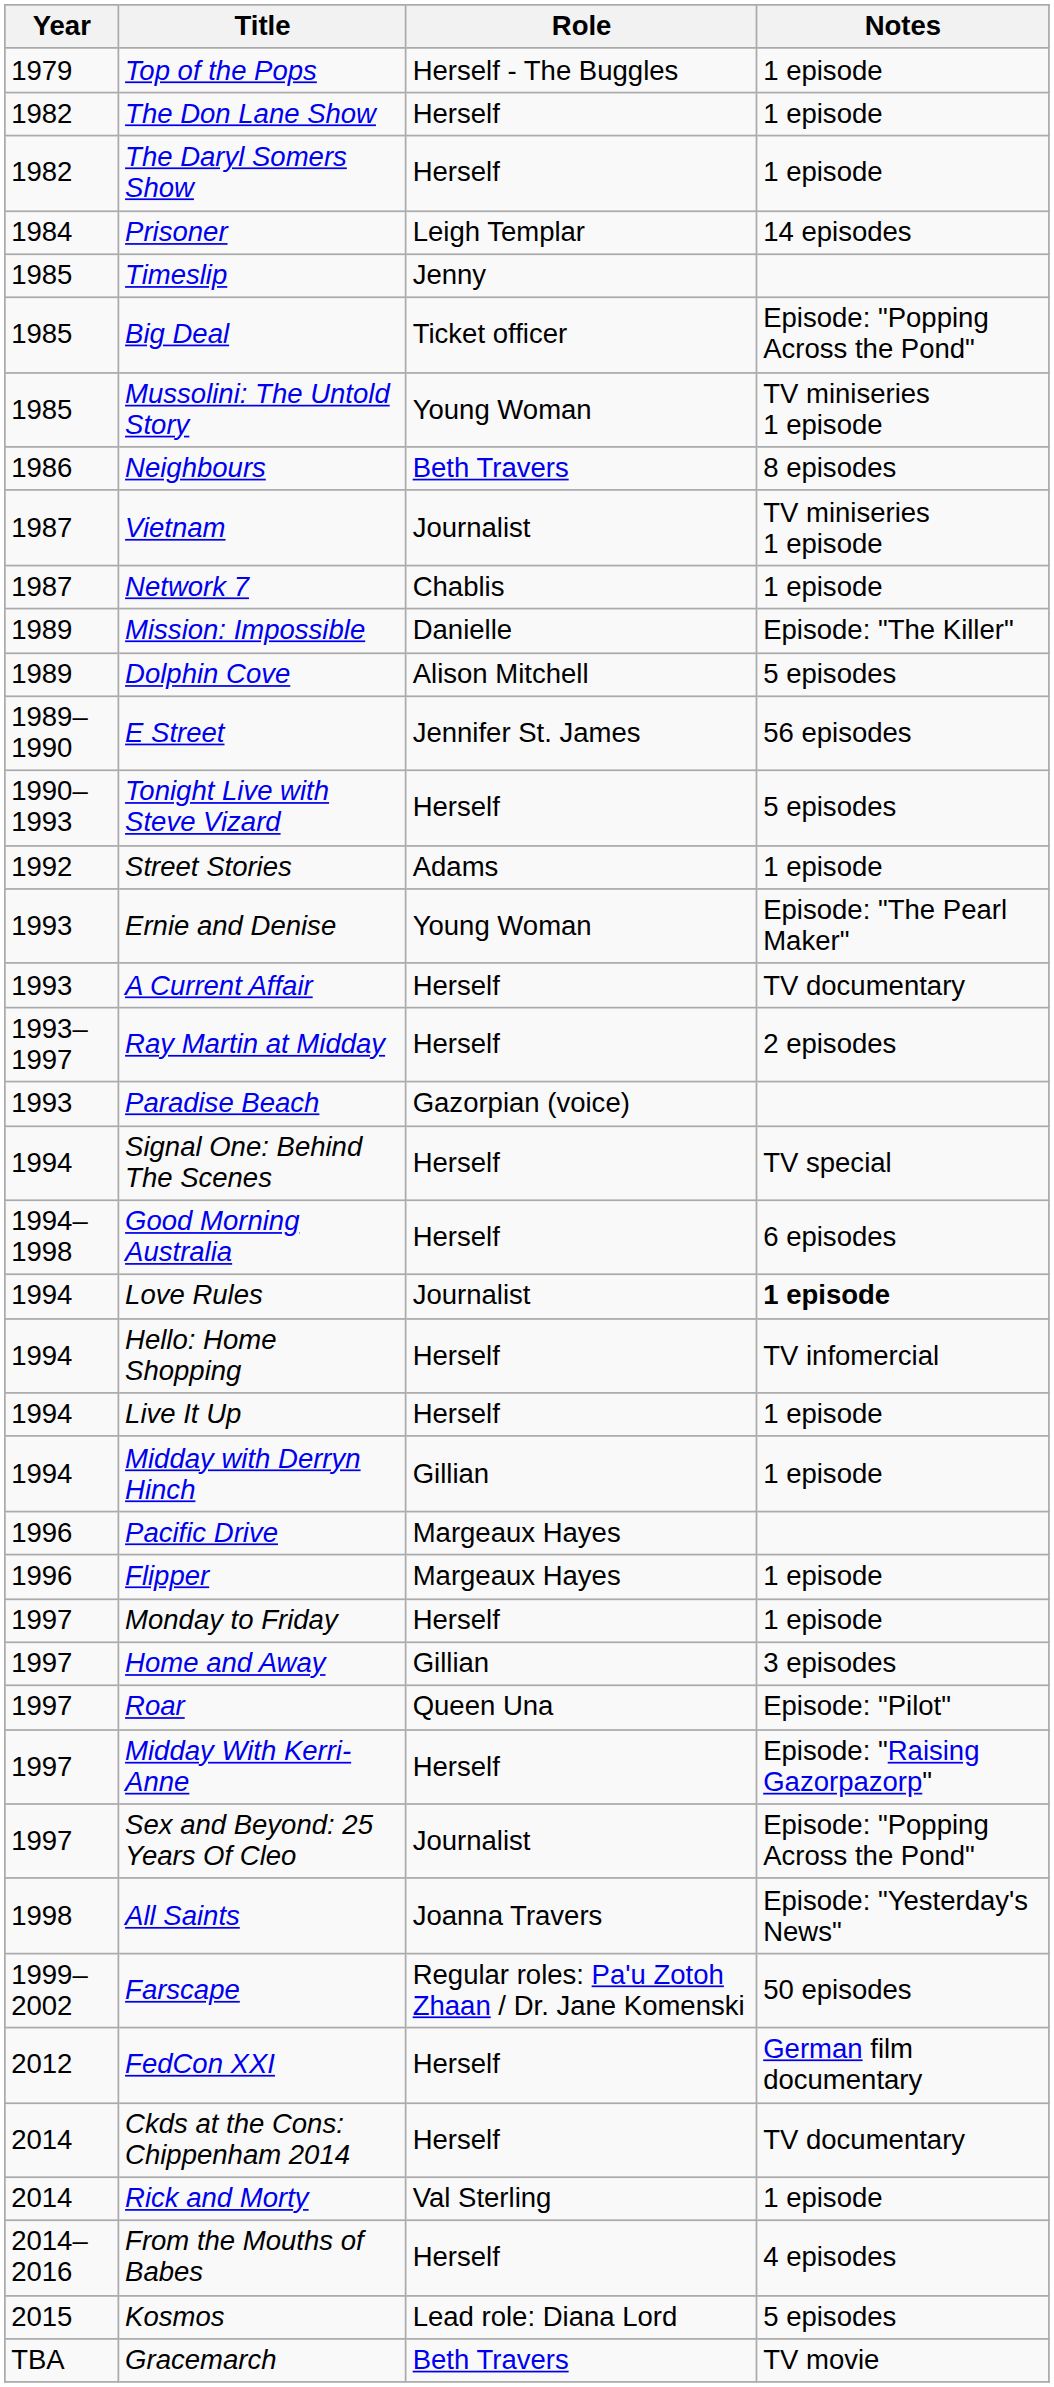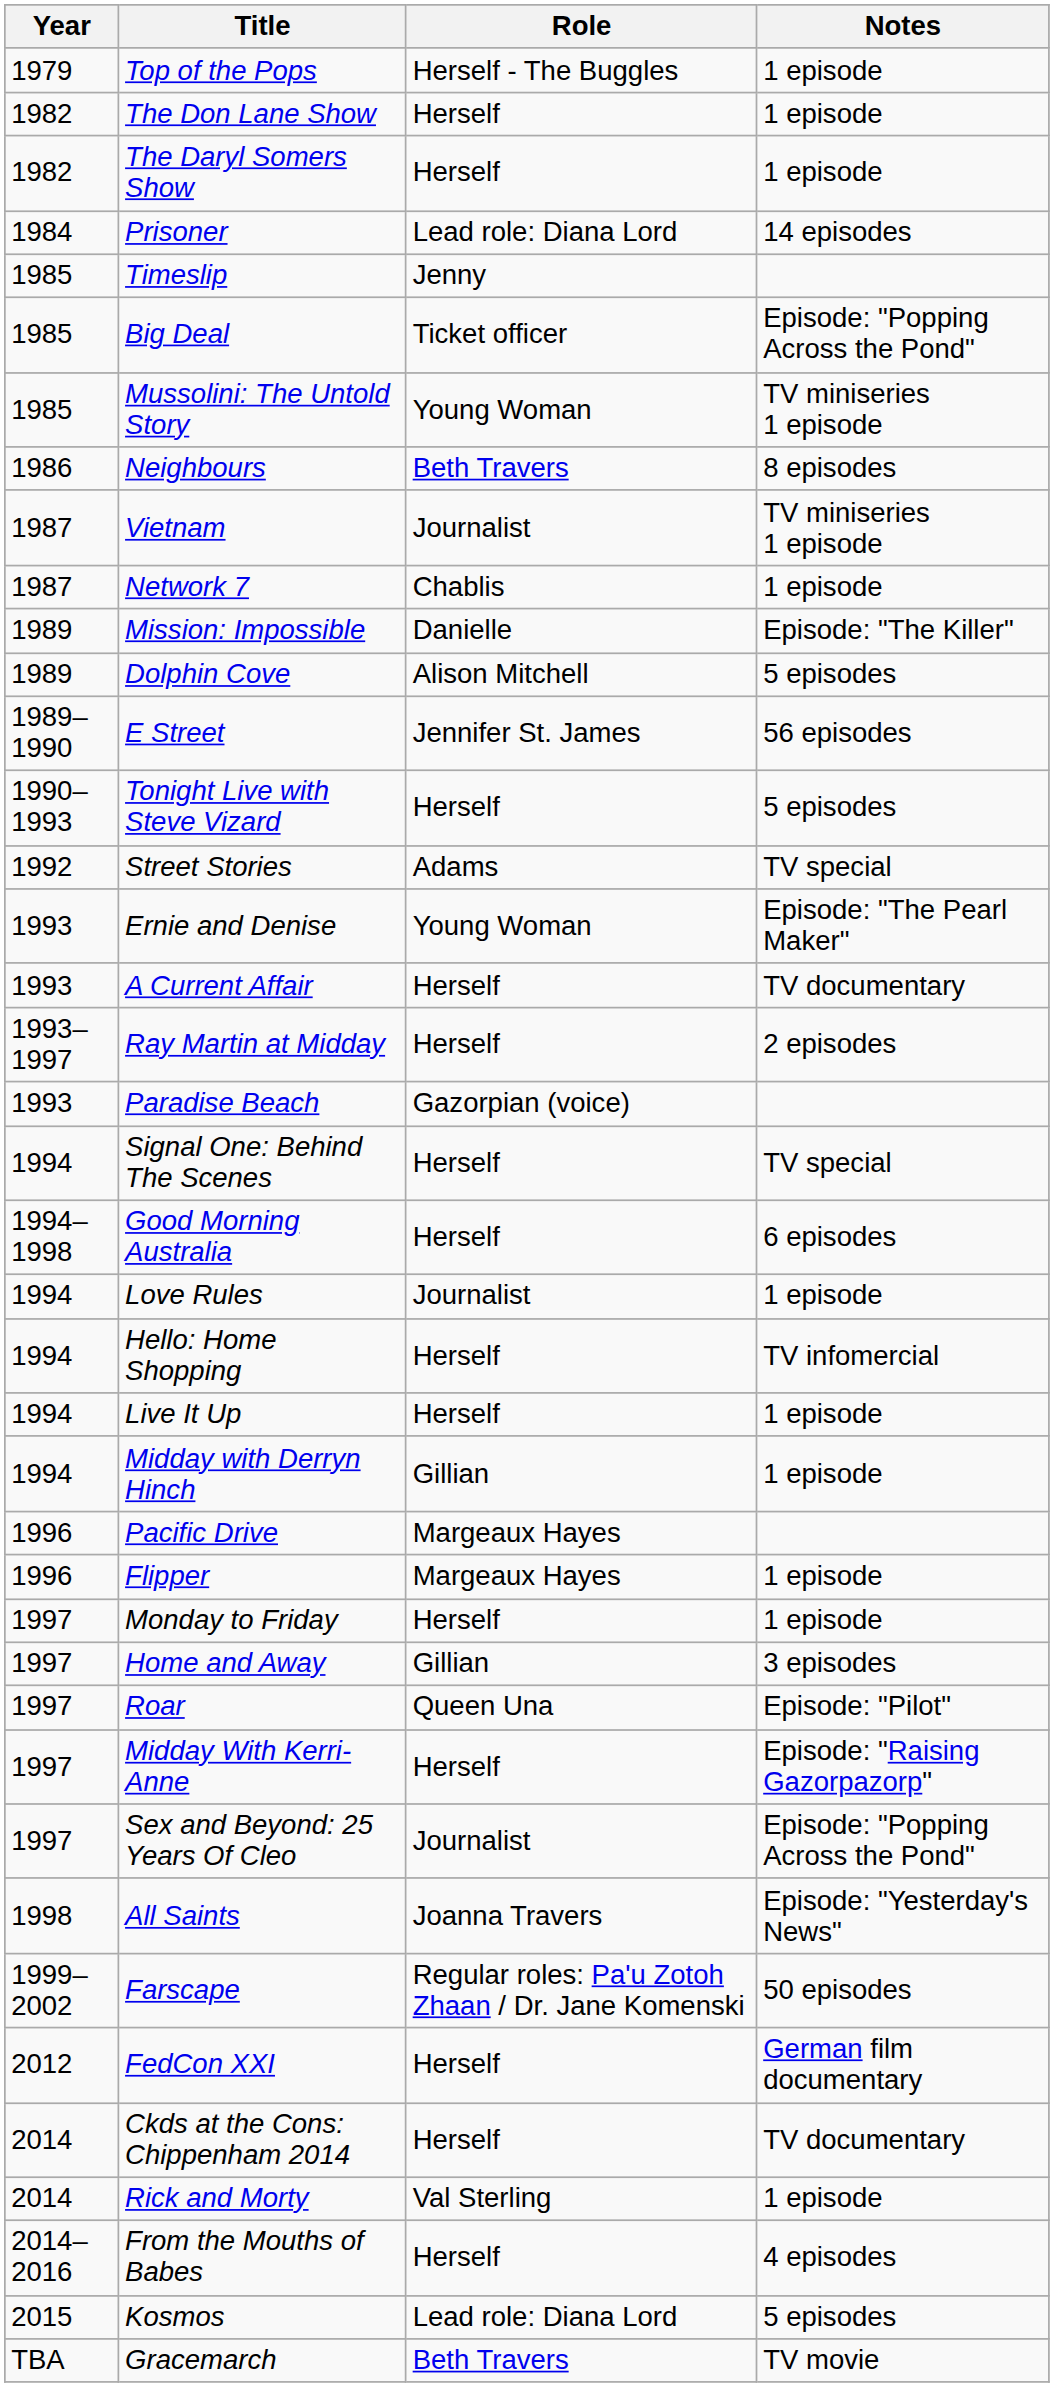(499, 231) Leigh Templar -> (545, 231) Lead role: Diana Lord
(823, 866) 1 episode -> (827, 866) TV special
(827, 1296) bold -> (823, 1296) normal
